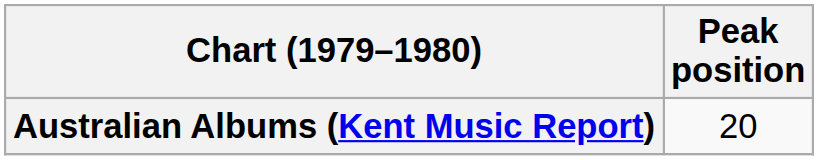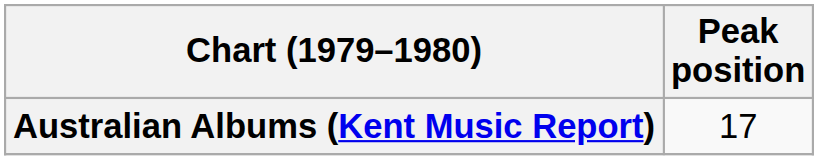(738, 125) 20 -> (738, 125) 17
